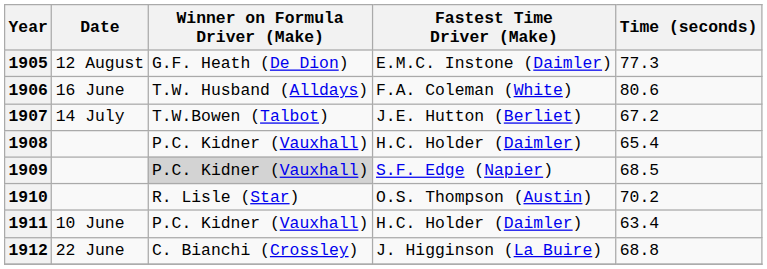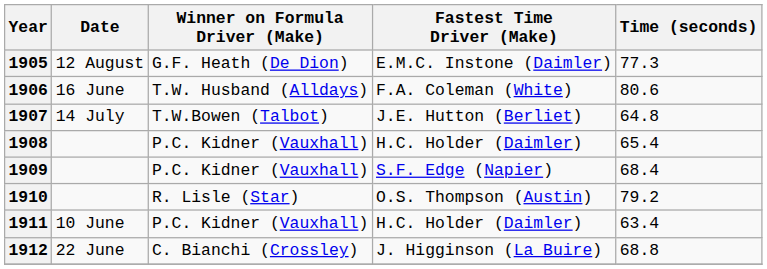(639, 117) 67.2 -> (639, 117) 64.8
(260, 170) lightgrey background -> (260, 170) no background
(639, 170) 68.5 -> (639, 170) 68.4
(639, 197) 70.2 -> (639, 197) 79.2
